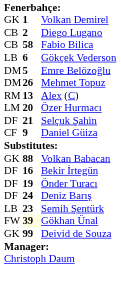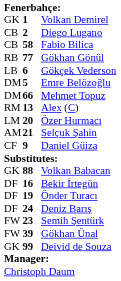+ row: (73, 57)
(28, 82) 26 -> (28, 95) 66
(11, 120) DF -> (13, 133) AM
(11, 208) LB -> (12, 221) FW
(28, 221) lightyellow background -> (28, 233) no background
